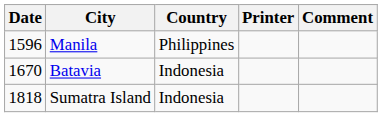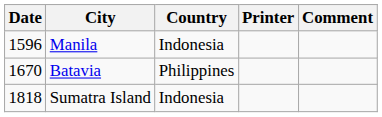(197, 44) Philippines -> (191, 44) Indonesia
(191, 71) Indonesia -> (197, 71) Philippines
